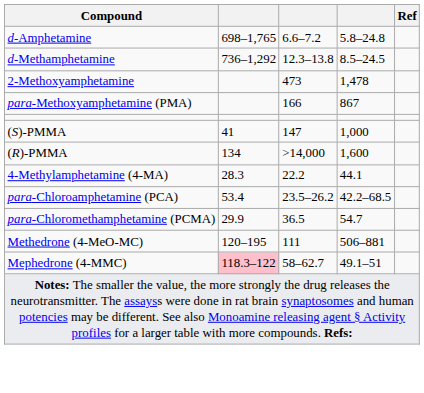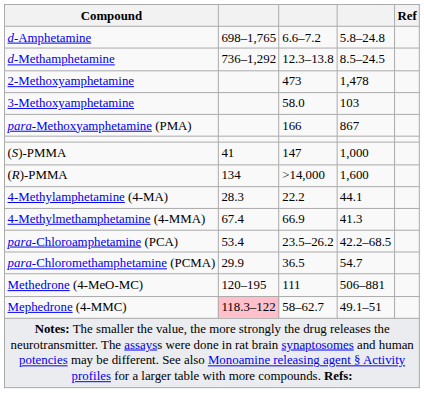+ row: (71, 103)
+ row: (106, 219)
